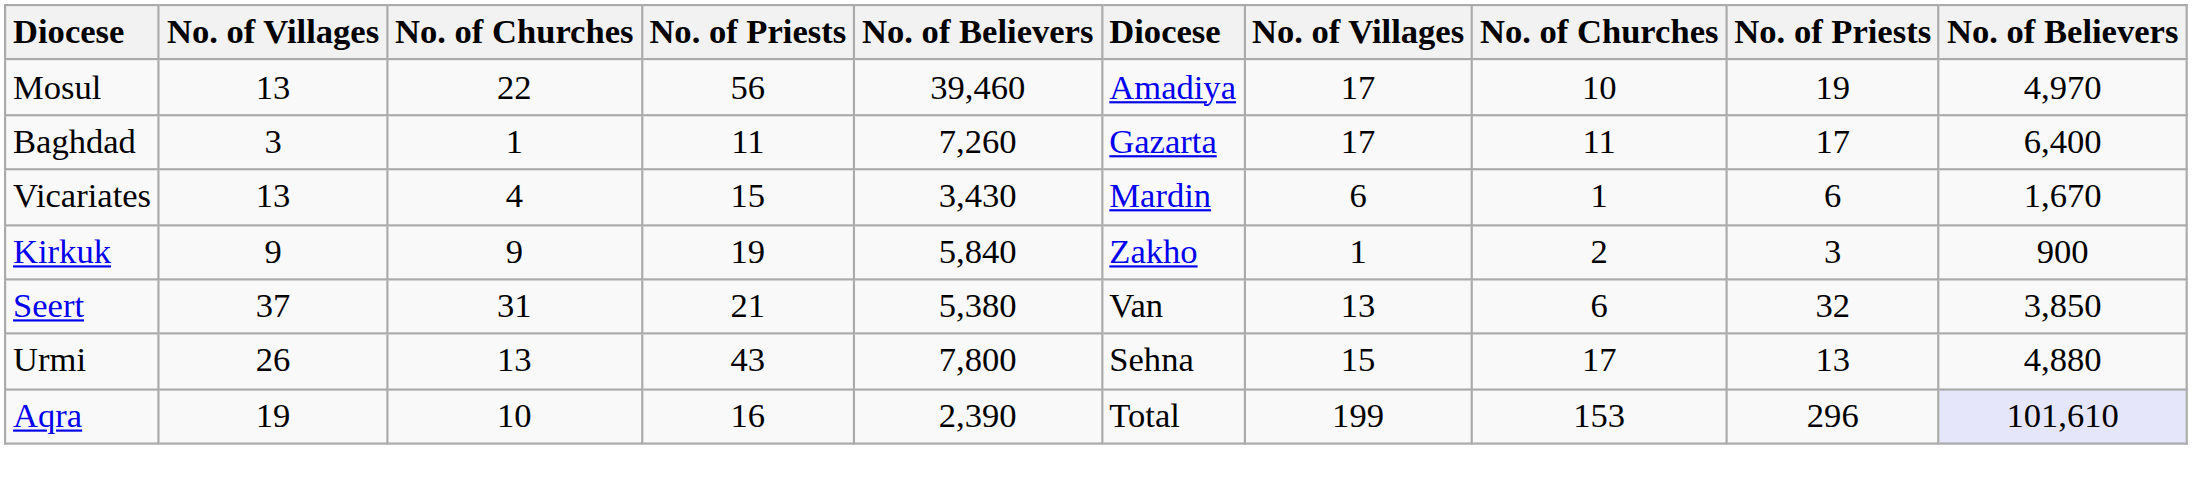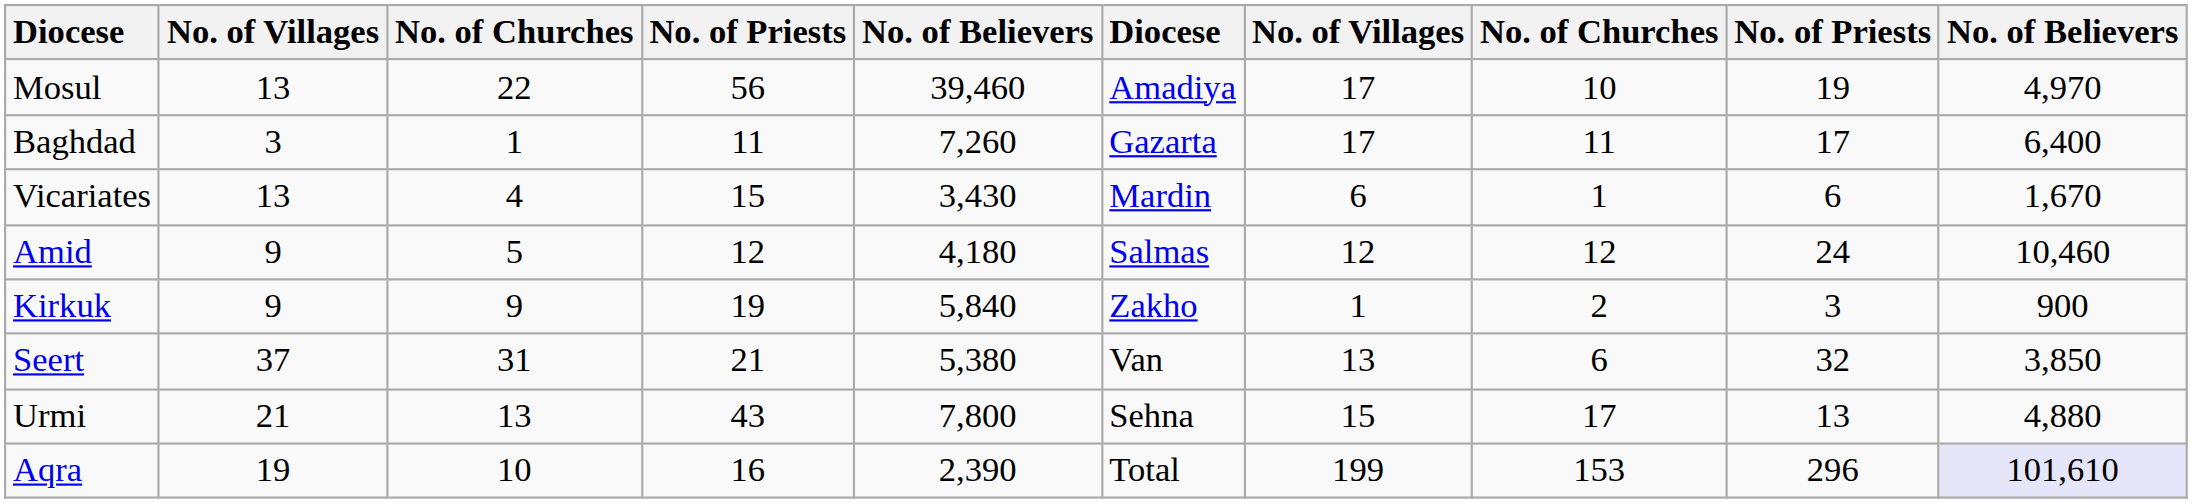+ row: (52, 251)
(273, 360) 26 -> (273, 415) 21
